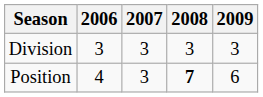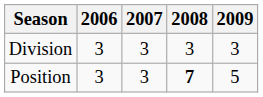(99, 77) 4 -> (99, 77) 3
(235, 77) 6 -> (235, 77) 5
